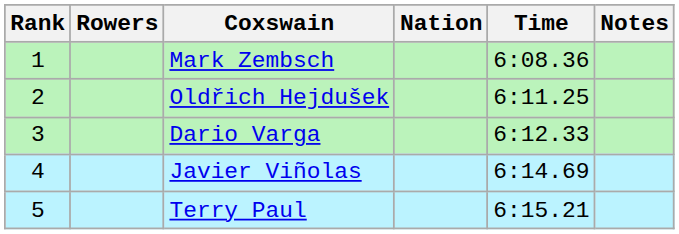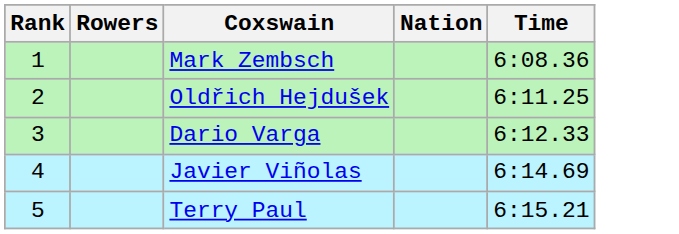- column: (635, 24)
